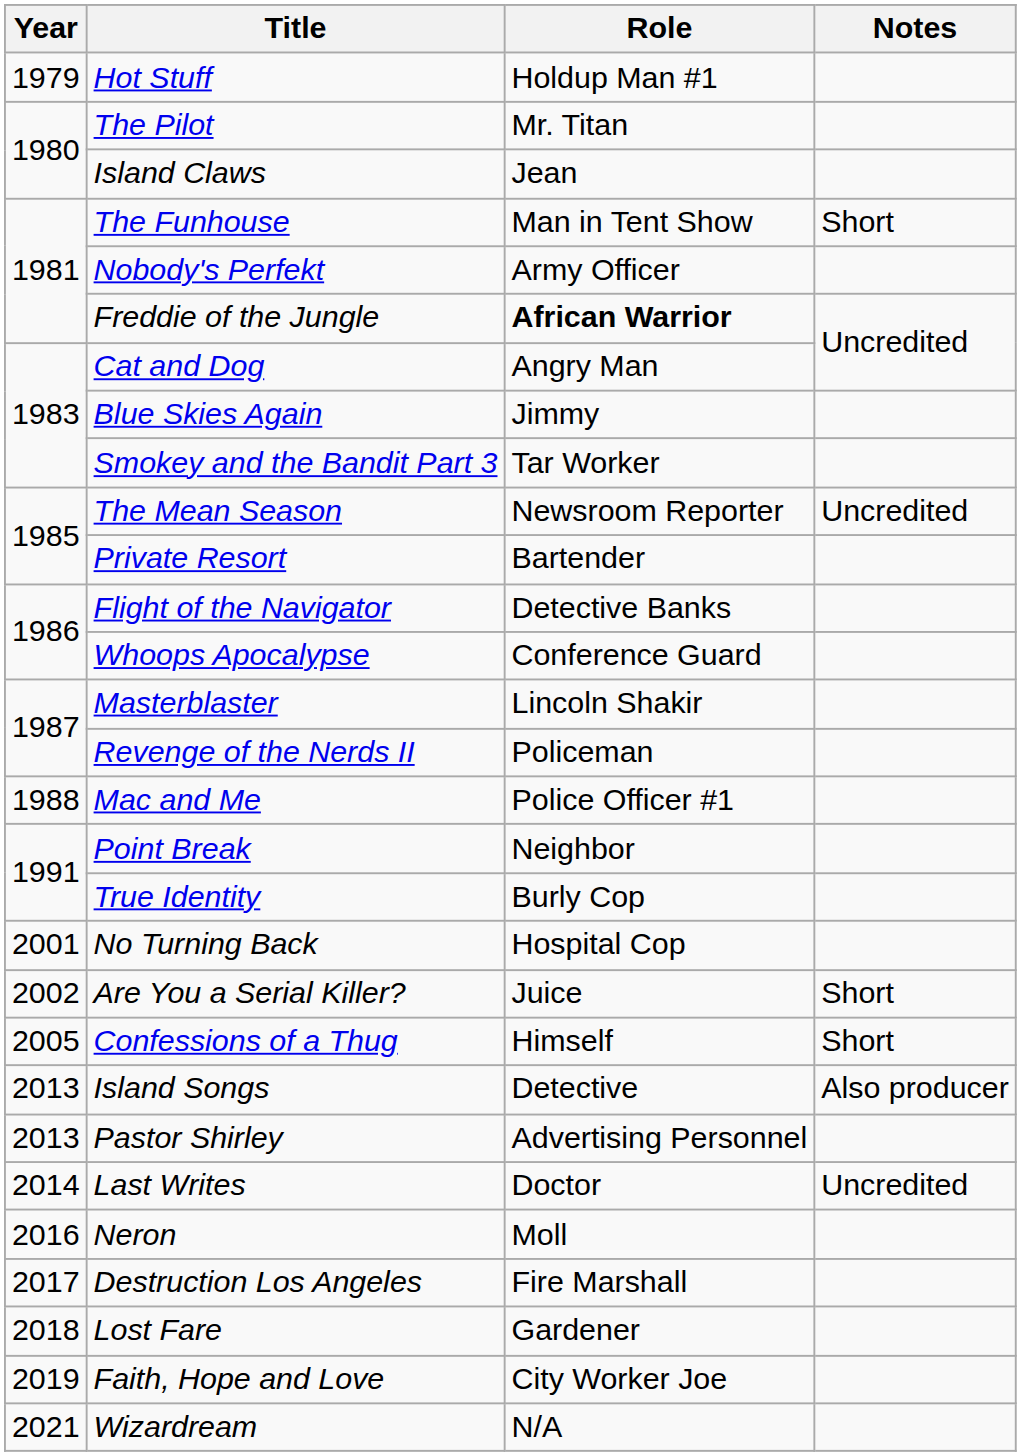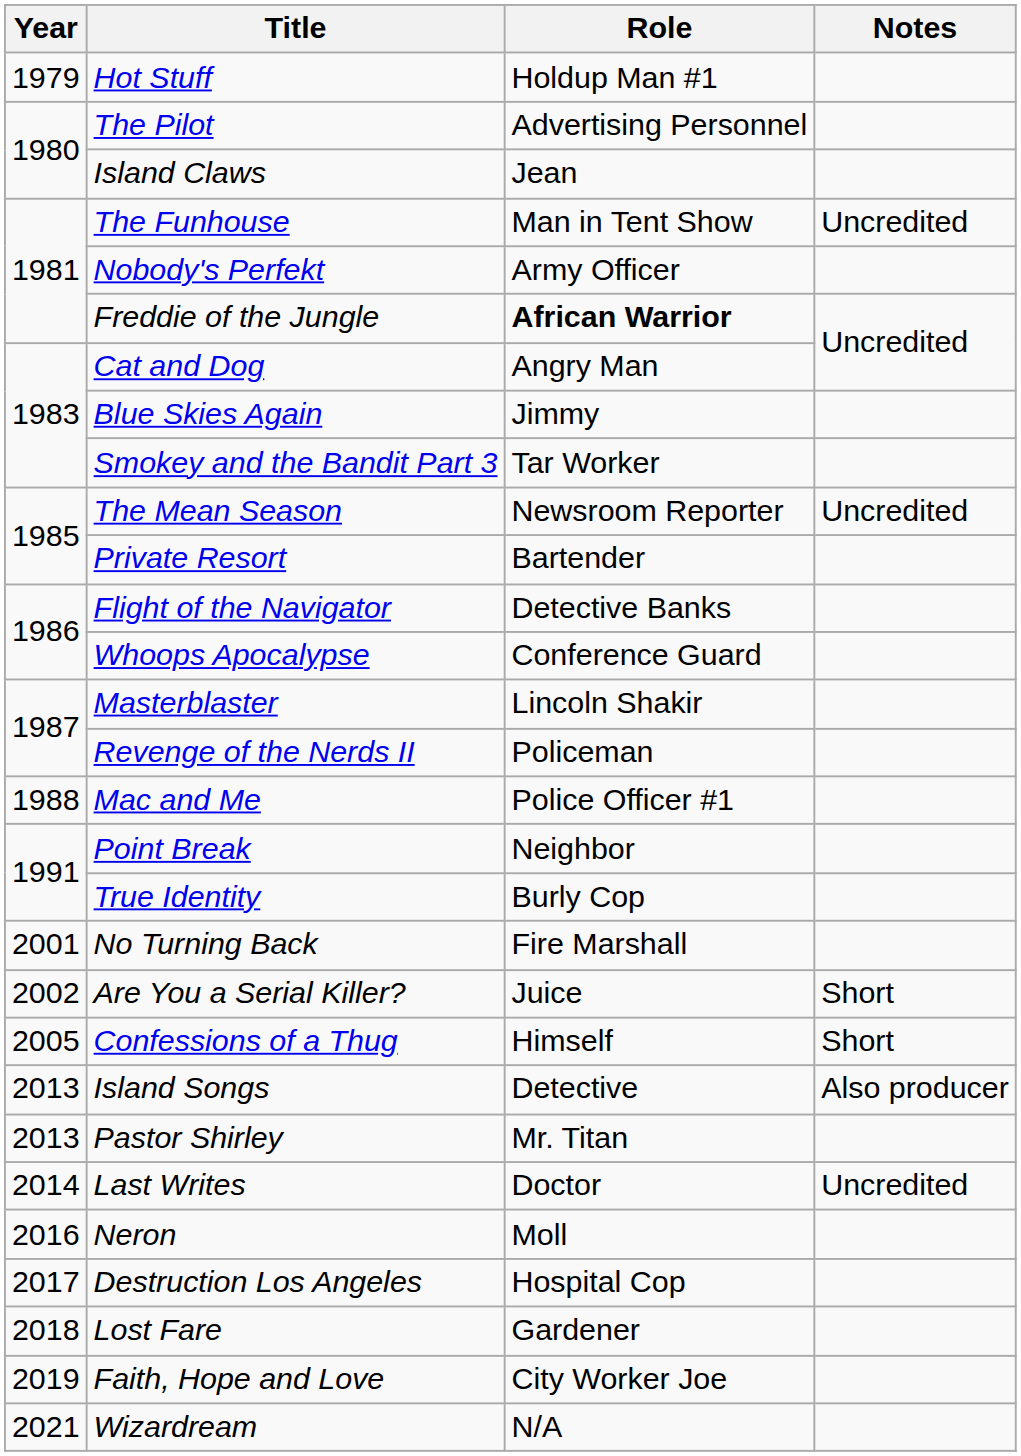(570, 125) Mr. Titan -> (659, 125) Advertising Personnel
(858, 221) Short -> (895, 221) Uncredited
(599, 944) Hospital Cop -> (599, 944) Fire Marshall
(659, 1137) Advertising Personnel -> (570, 1137) Mr. Titan
(599, 1282) Fire Marshall -> (599, 1282) Hospital Cop
